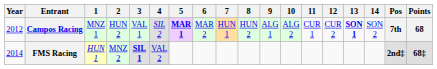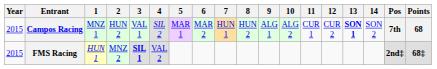(15, 29) 2012 -> (15, 29) 2015
(181, 29) bold -> (181, 29) normal
(15, 52) 2014 -> (15, 52) 2015
